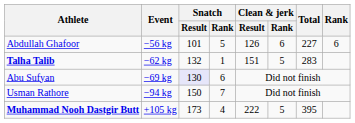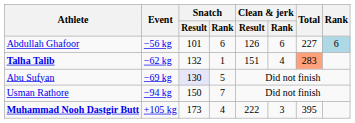(222, 44) 5 -> (222, 44) 6
(336, 44) no background -> (336, 44) lightblue background
(282, 61) 5 -> (282, 61) 4
(309, 61) no background -> (309, 61) lightsalmon background
(222, 77) 6 -> (222, 77) 5
(282, 110) 5 -> (282, 110) 3
